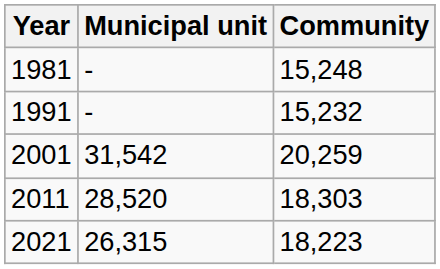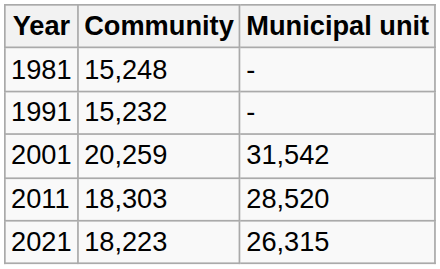columns swapped: (354, 26) <-> (176, 26)
